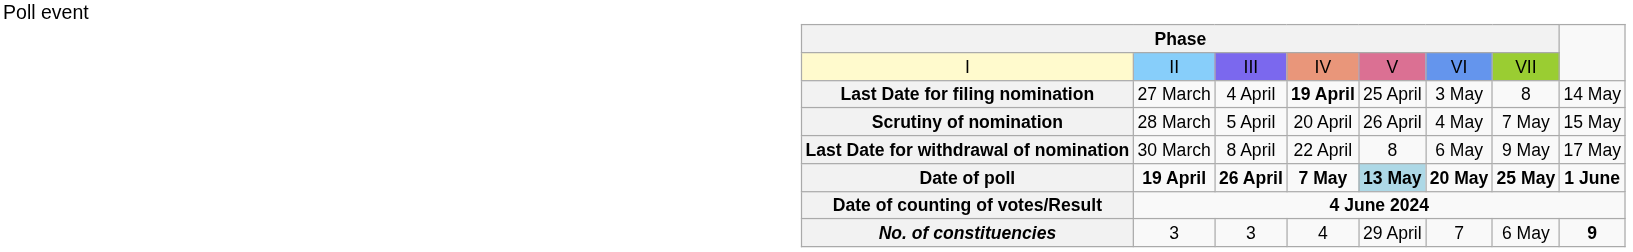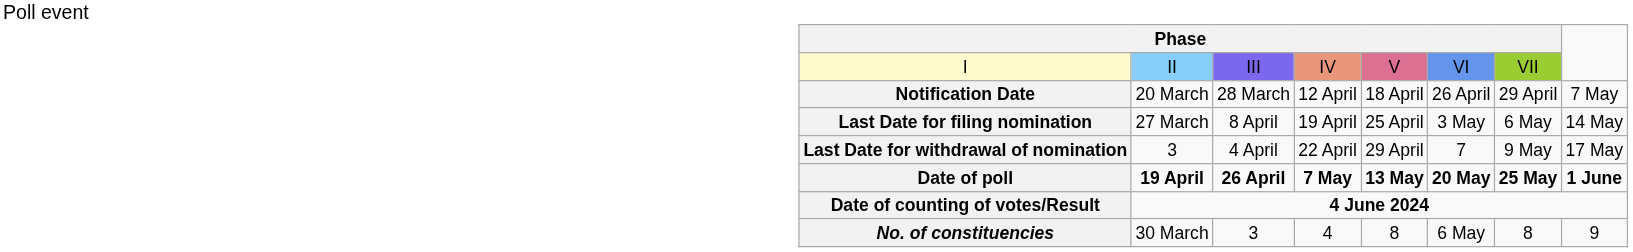+ row: (965, 94)
(1251, 94) 4 April -> (1254, 122) 8 April
(1323, 94) bold -> (1328, 122) normal
(1526, 94) 8 -> (1528, 122) 6 May
- row: (967, 122)
(1174, 149) 30 March -> (1172, 149) 3
(1251, 149) 8 April -> (1254, 149) 4 April
(1392, 149) 8 -> (1394, 149) 29 April
(1459, 149) 6 May -> (1461, 149) 7
(1392, 177) lightblue background -> (1394, 177) no background
(1174, 233) 3 -> (1172, 233) 30 March
(1392, 233) 29 April -> (1394, 233) 8
(1459, 233) 7 -> (1461, 233) 6 May
(1526, 233) 6 May -> (1528, 233) 8
(1592, 233) bold -> (1594, 233) normal
